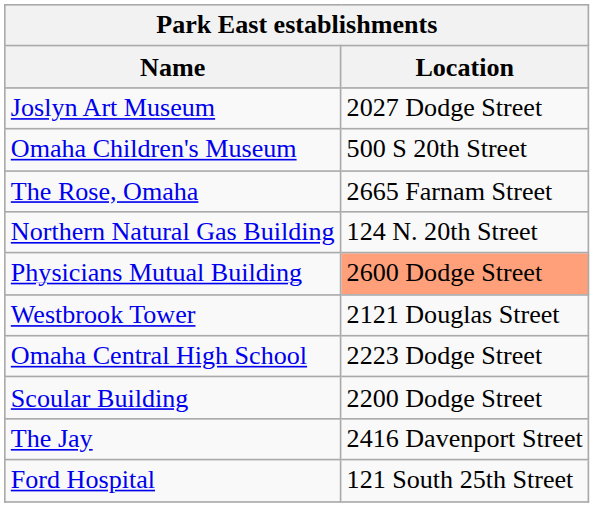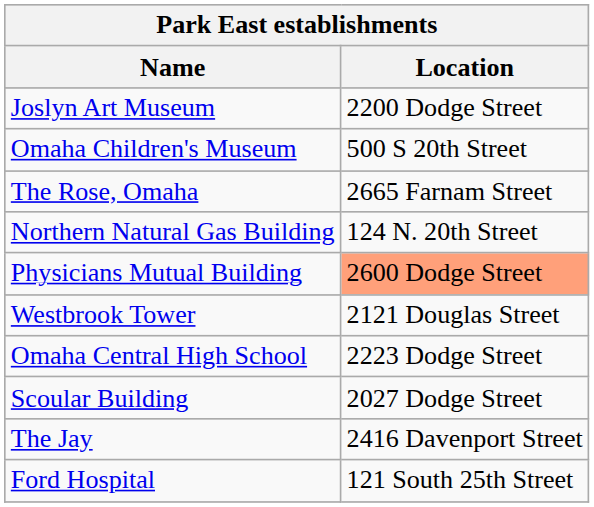(444, 107) 2027 Dodge Street -> (444, 107) 2200 Dodge Street
(444, 397) 2200 Dodge Street -> (444, 397) 2027 Dodge Street
